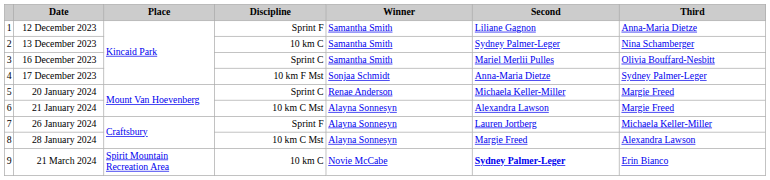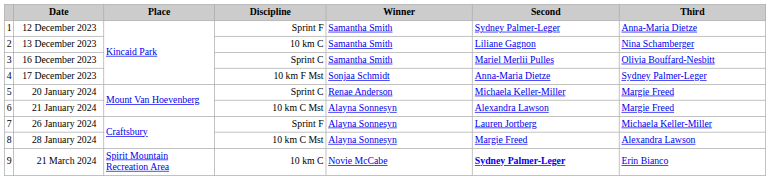(505, 28) Liliane Gagnon -> (517, 28) Sydney Palmer-Leger
(517, 44) Sydney Palmer-Leger -> (505, 44) Liliane Gagnon
